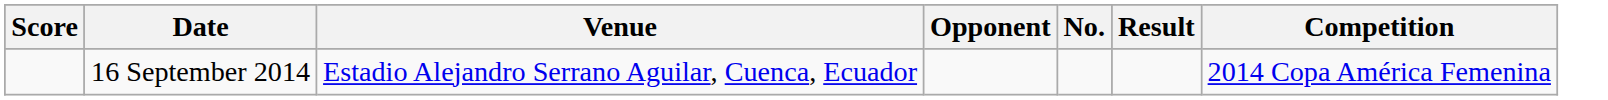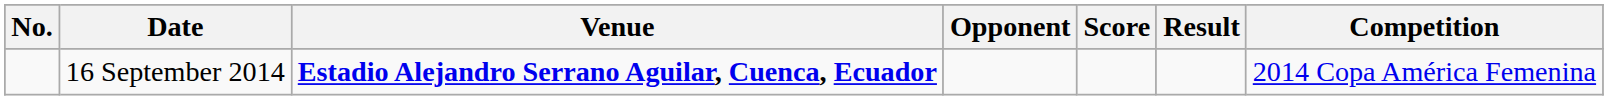columns swapped: (1084, 26) <-> (45, 26)
(620, 71) normal -> (617, 71) bold
